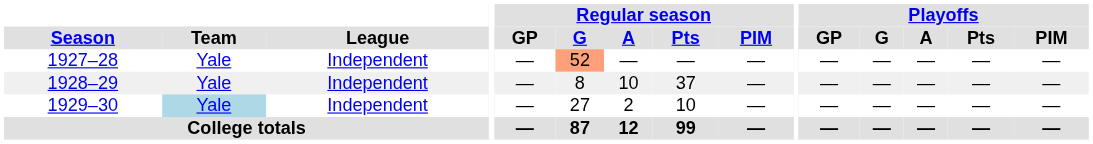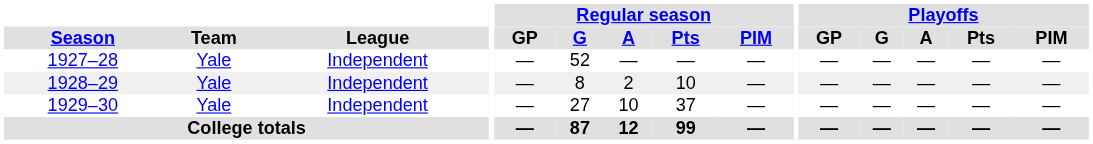(580, 60) lightsalmon background -> (580, 60) no background
(628, 83) 10 -> (628, 83) 2
(686, 83) 37 -> (686, 83) 10
(214, 105) lightblue background -> (214, 105) no background
(628, 105) 2 -> (628, 105) 10
(686, 105) 10 -> (686, 105) 37
